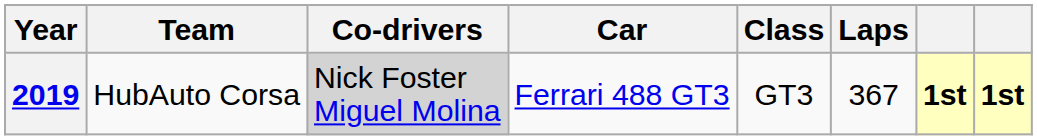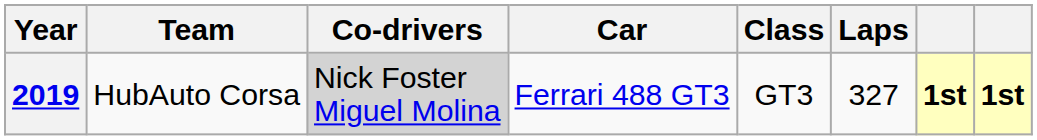(874, 94) 367 -> (874, 94) 327
